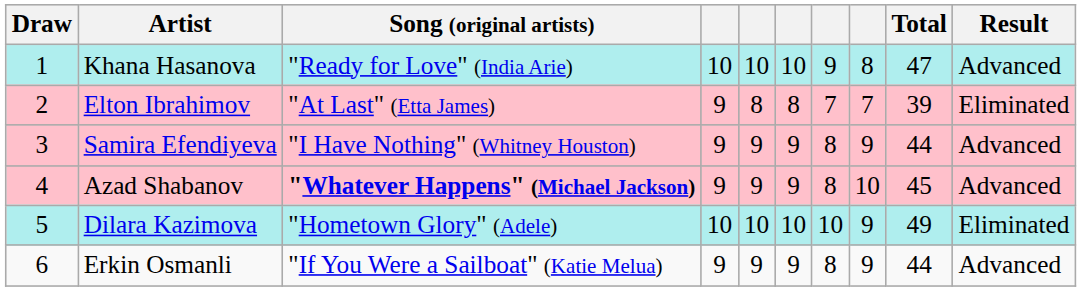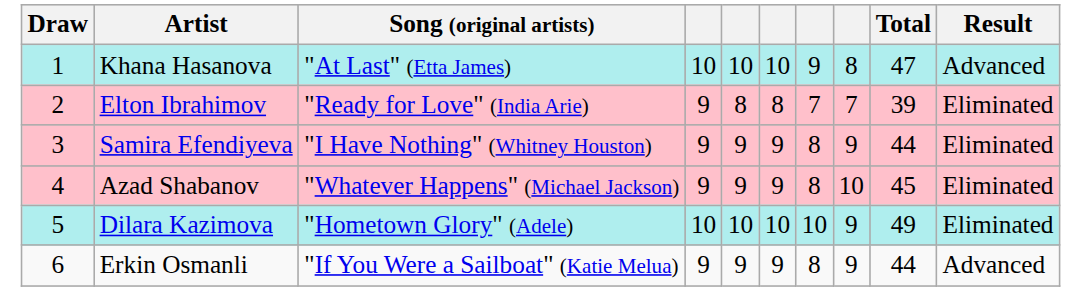(431, 64) "Ready for Love" (India Arie) -> (408, 64) "At Last" (Etta James)
(392, 104) "At Last" (Etta James) -> (447, 104) "Ready for Love" (India Arie)
(1010, 144) Advanced -> (998, 144) Eliminated
(492, 184) bold -> (492, 184) normal
(1010, 184) Advanced -> (998, 184) Eliminated
